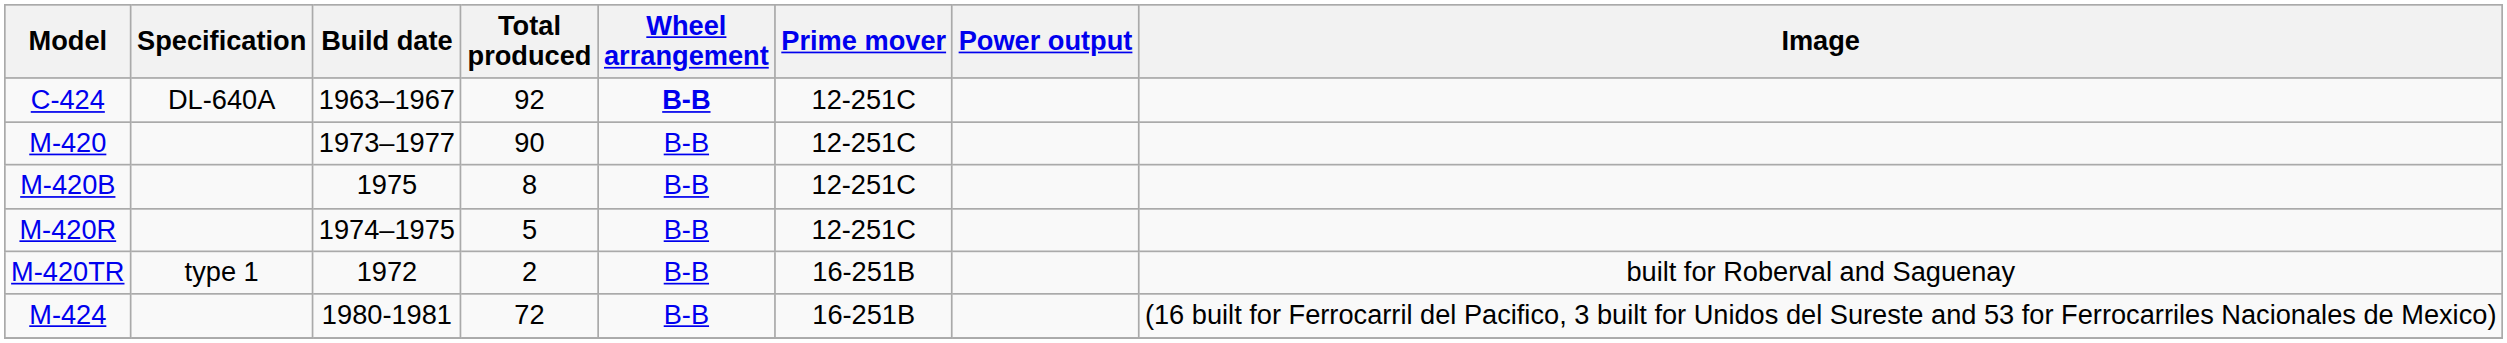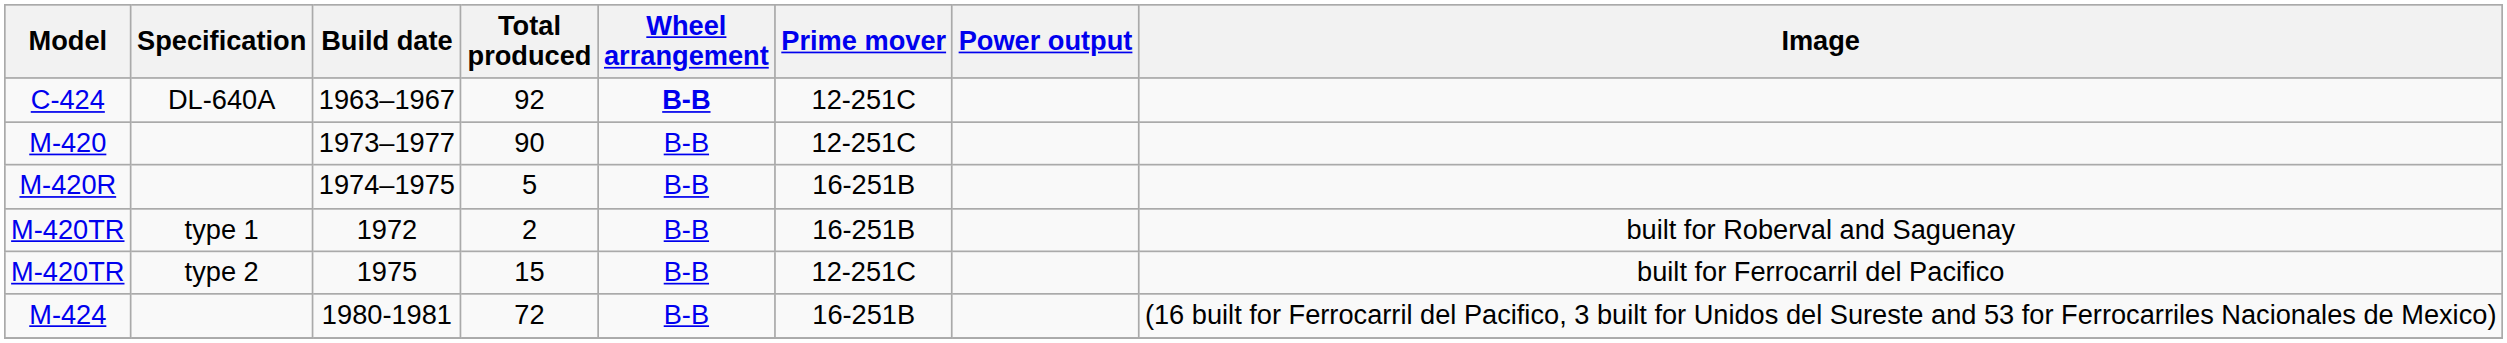- row: (529, 186)
(864, 229) 12-251C -> (864, 186) 16-251B
+ row: (529, 272)
